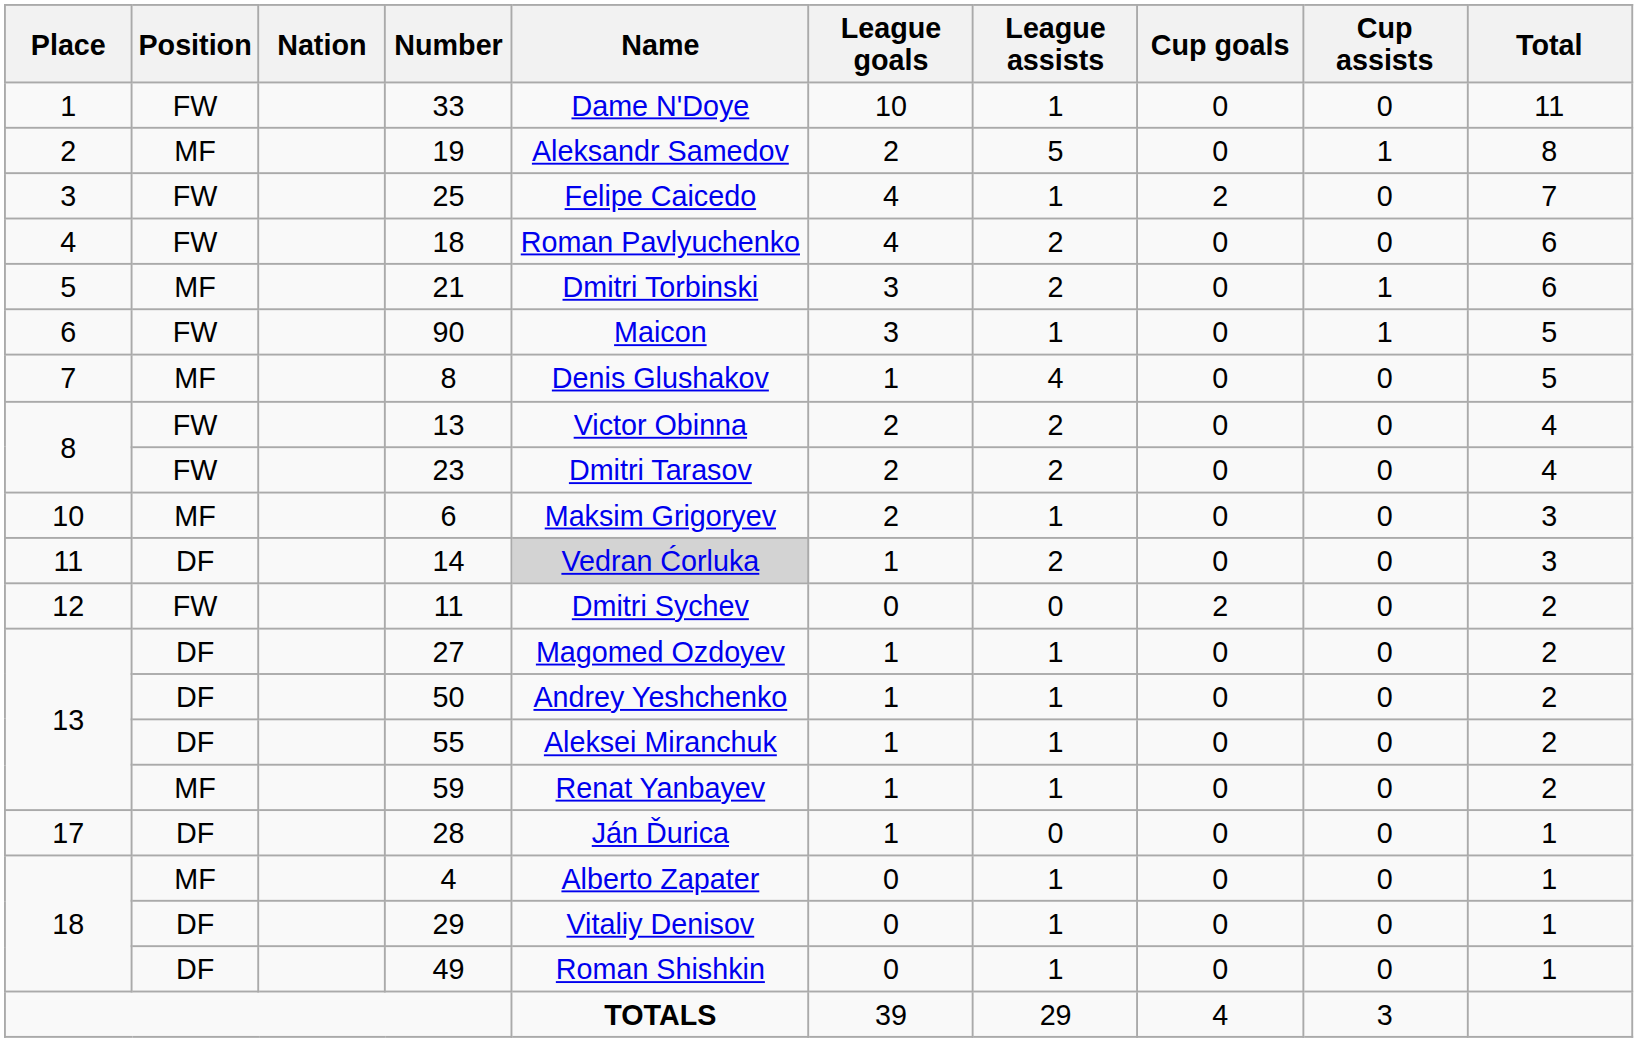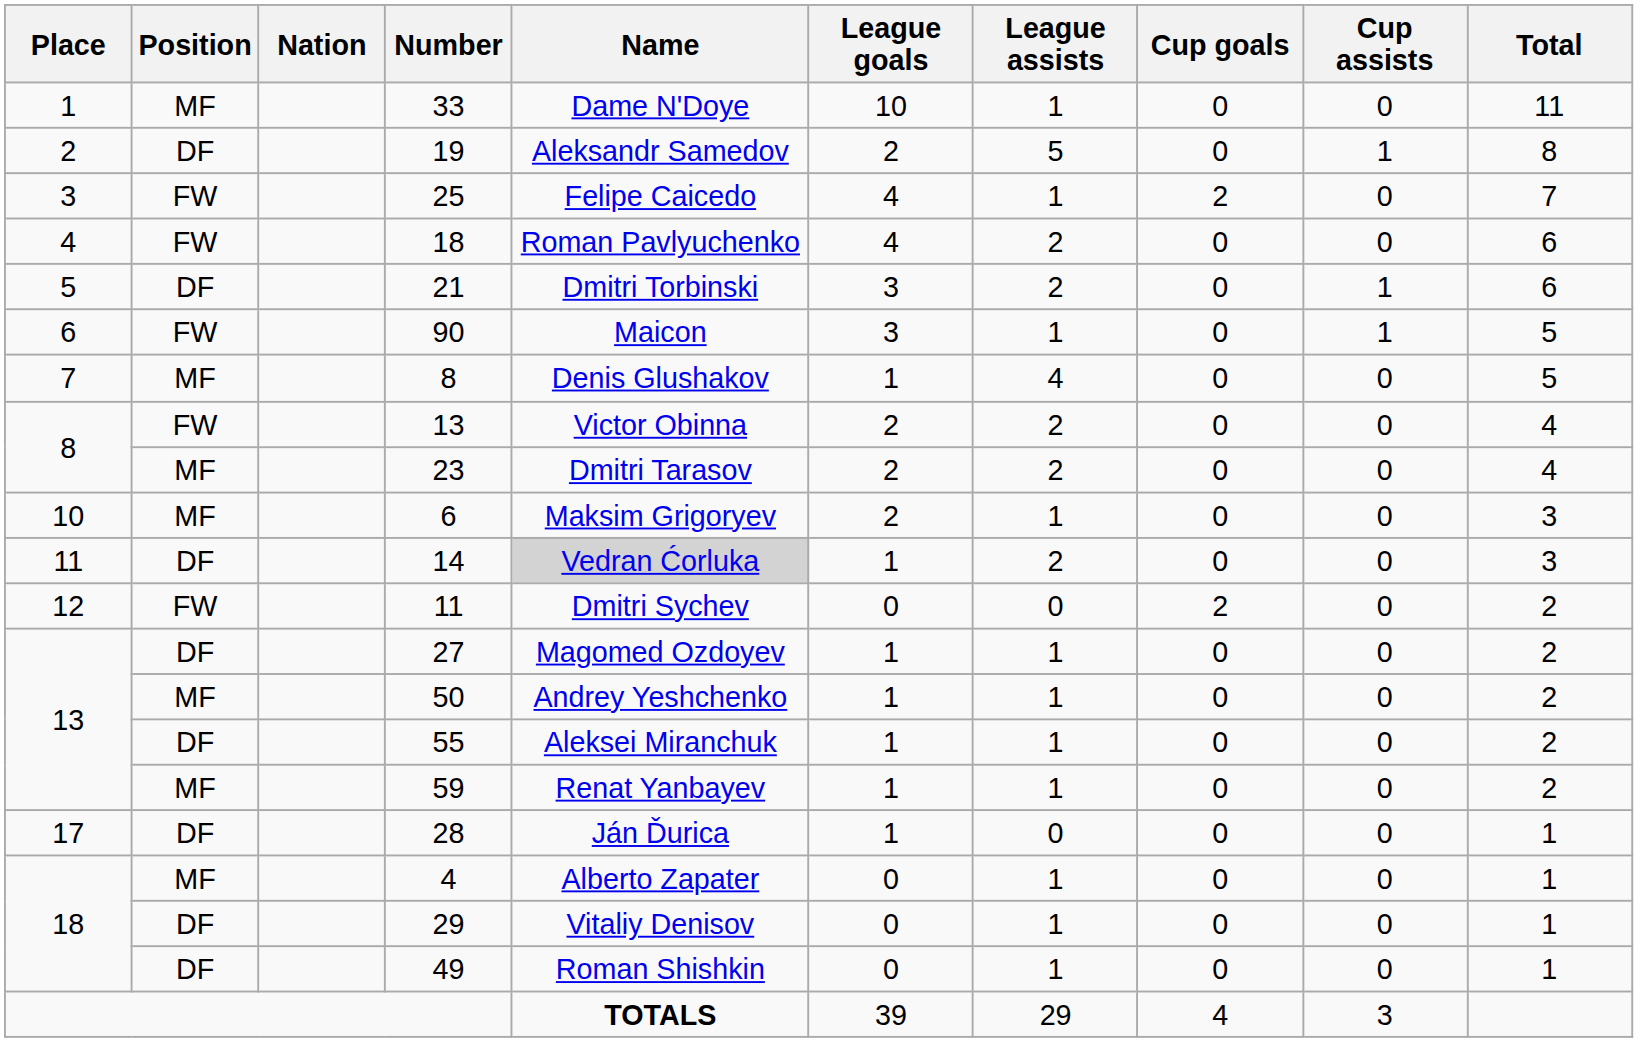(195, 105) FW -> (195, 105) MF
(195, 151) MF -> (195, 151) DF
(195, 287) MF -> (195, 287) DF
(195, 469) FW -> (195, 469) MF
(195, 697) DF -> (195, 697) MF
